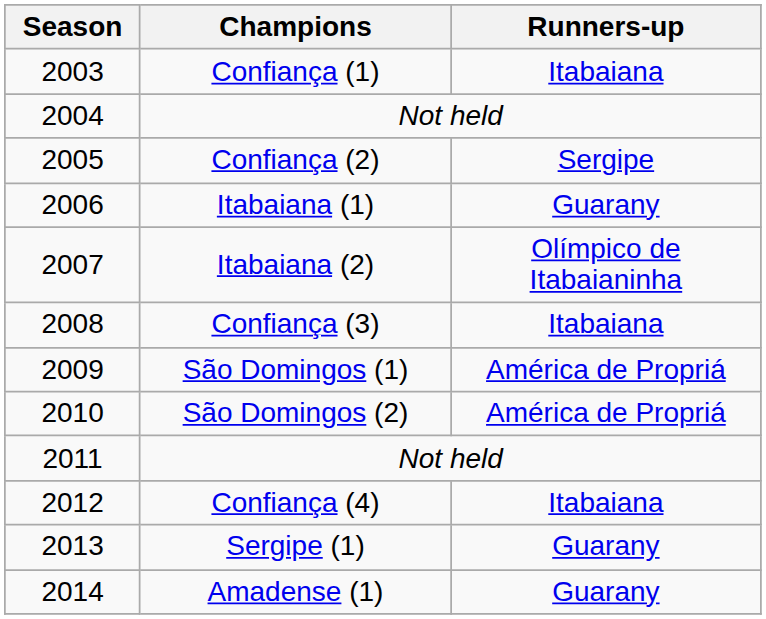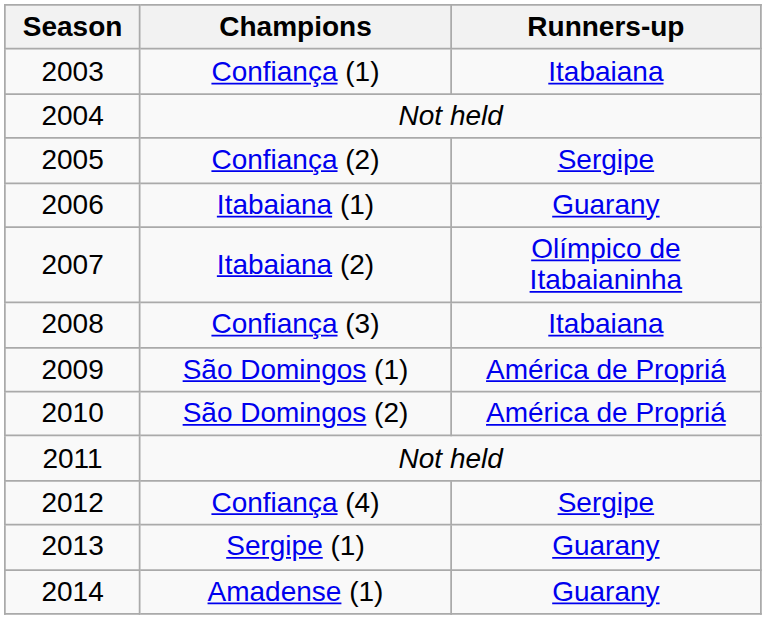(606, 502) Itabaiana -> (606, 502) Sergipe
